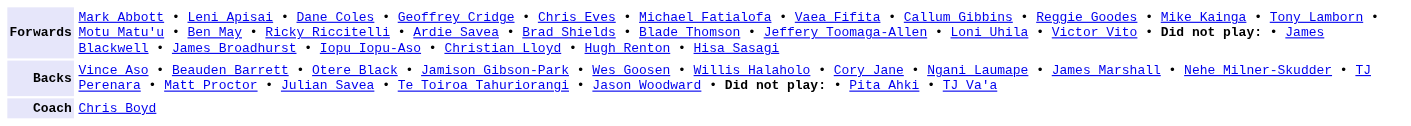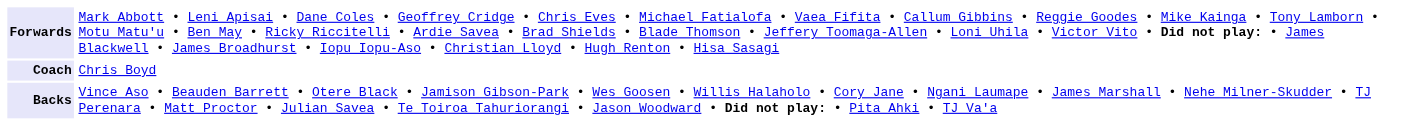rows swapped: (52, 78) <-> (52, 108)
